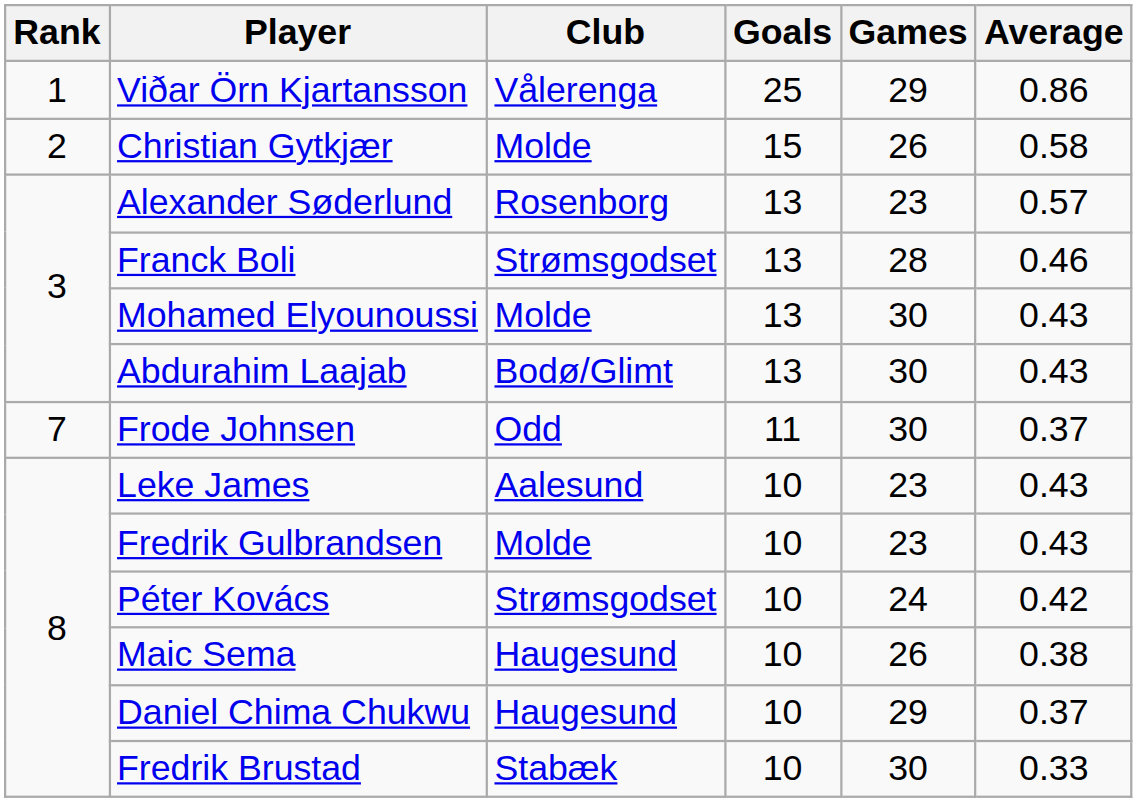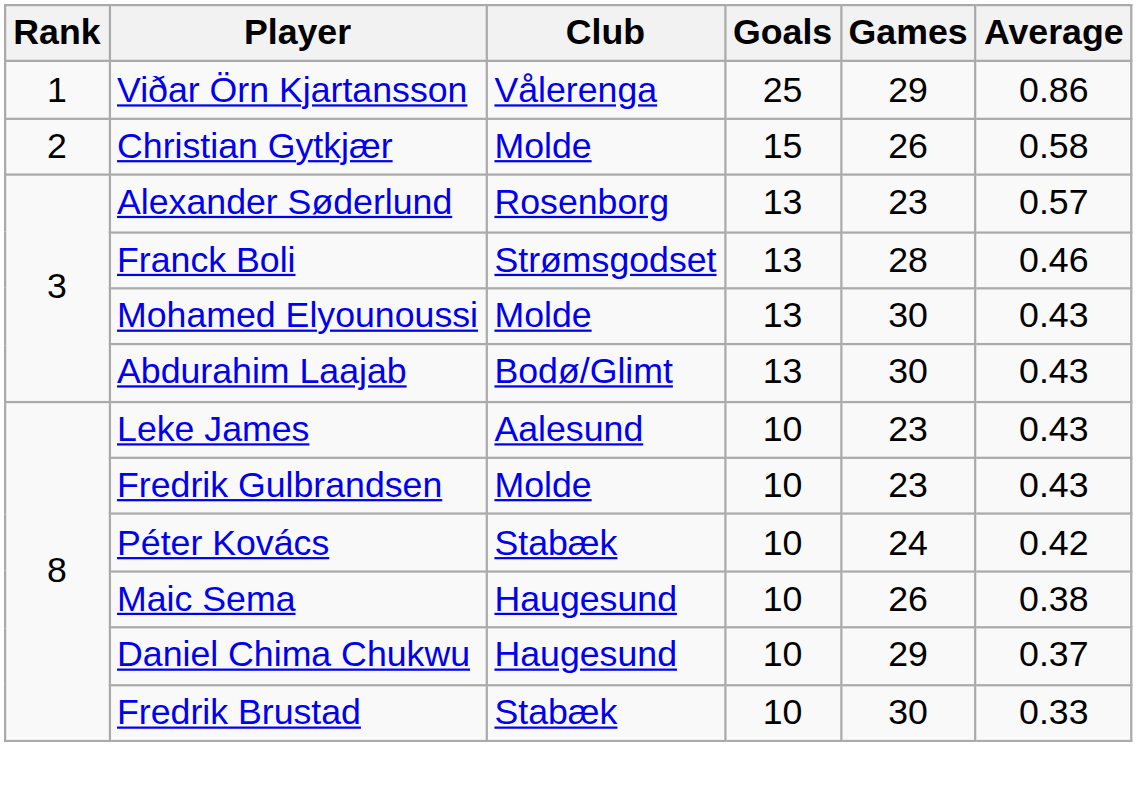- row: (236, 428)
(606, 598) Strømsgodset -> (556, 542) Stabæk
